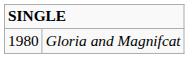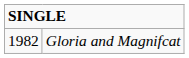(23, 41) 1980 -> (23, 41) 1982
